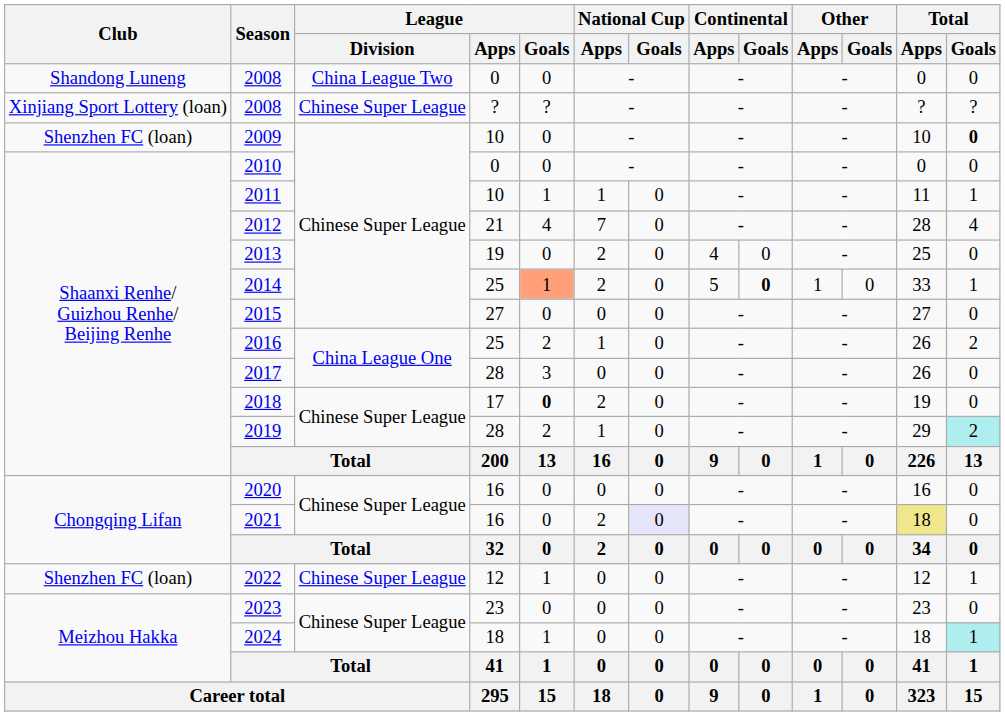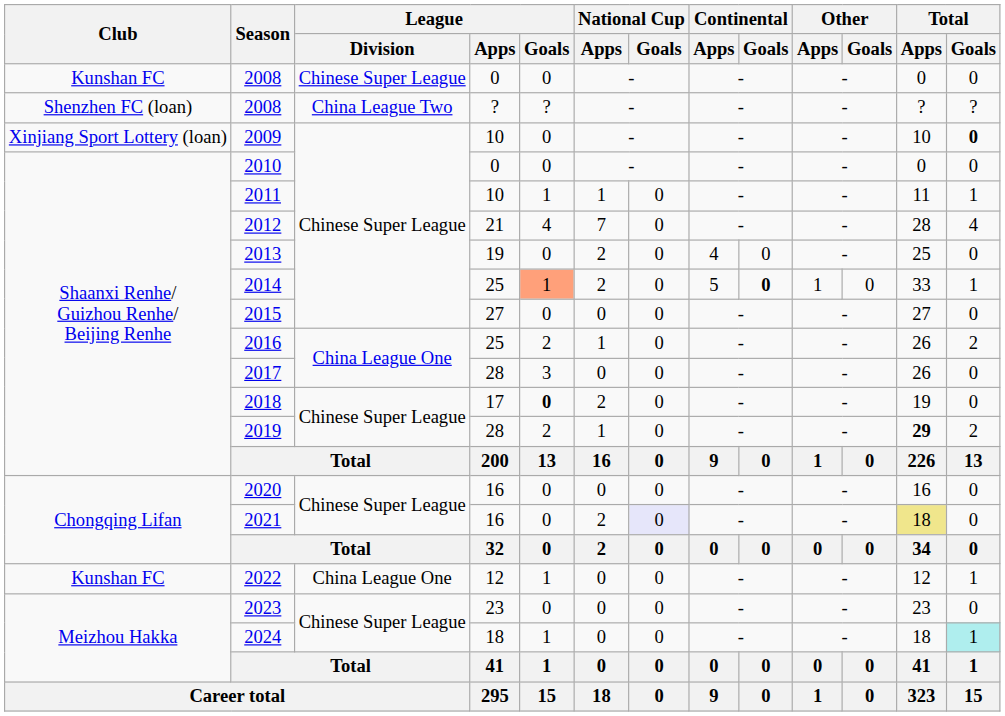(118, 78) Shandong Luneng -> (118, 78) Kunshan FC
(382, 78) China League Two -> (382, 78) Chinese Super League
(118, 107) Xinjiang Sport Lottery (loan) -> (118, 107) Shenzhen FC (loan)
(382, 107) Chinese Super League -> (382, 107) China League Two
(118, 136) Shenzhen FC (loan) -> (118, 136) Xinjiang Sport Lottery (loan)
(921, 431) normal -> (921, 431) bold
(973, 431) paleturquoise background -> (973, 431) no background
(118, 578) Shenzhen FC (loan) -> (118, 578) Kunshan FC
(382, 578) Chinese Super League -> (382, 578) China League One
